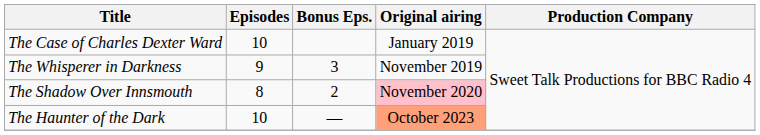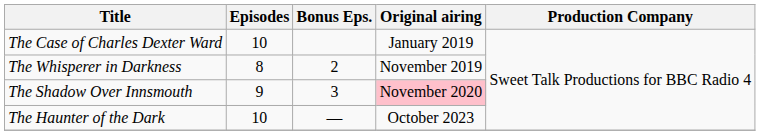(259, 67) 9 -> (259, 67) 8
(334, 67) 3 -> (334, 67) 2
(259, 92) 8 -> (259, 92) 9
(334, 92) 2 -> (334, 92) 3
(431, 117) lightsalmon background -> (431, 117) no background
